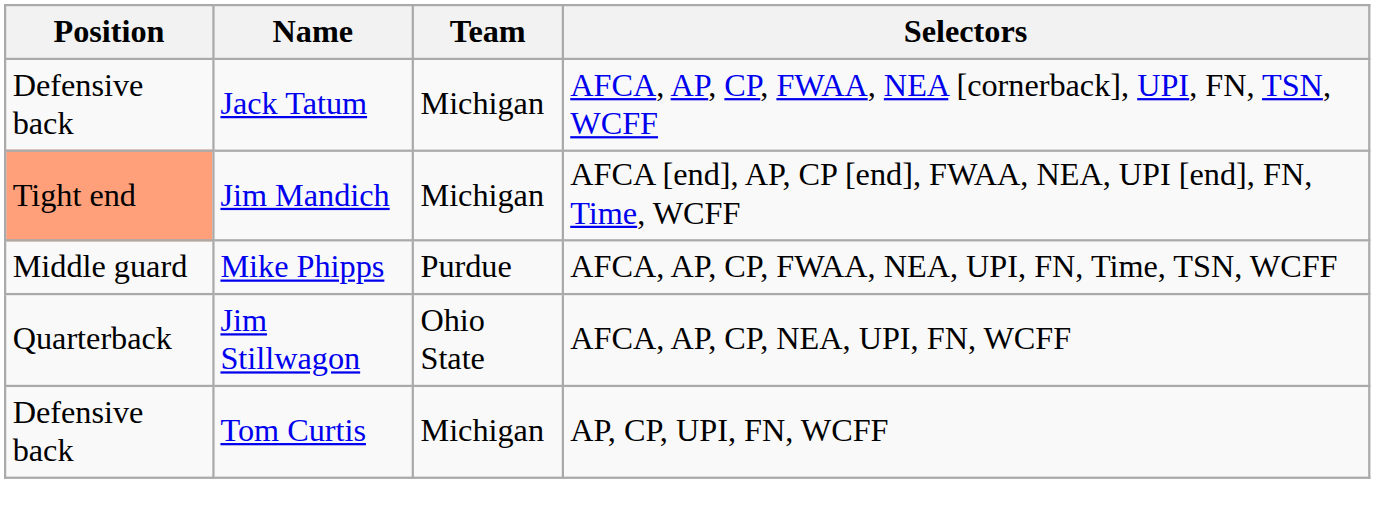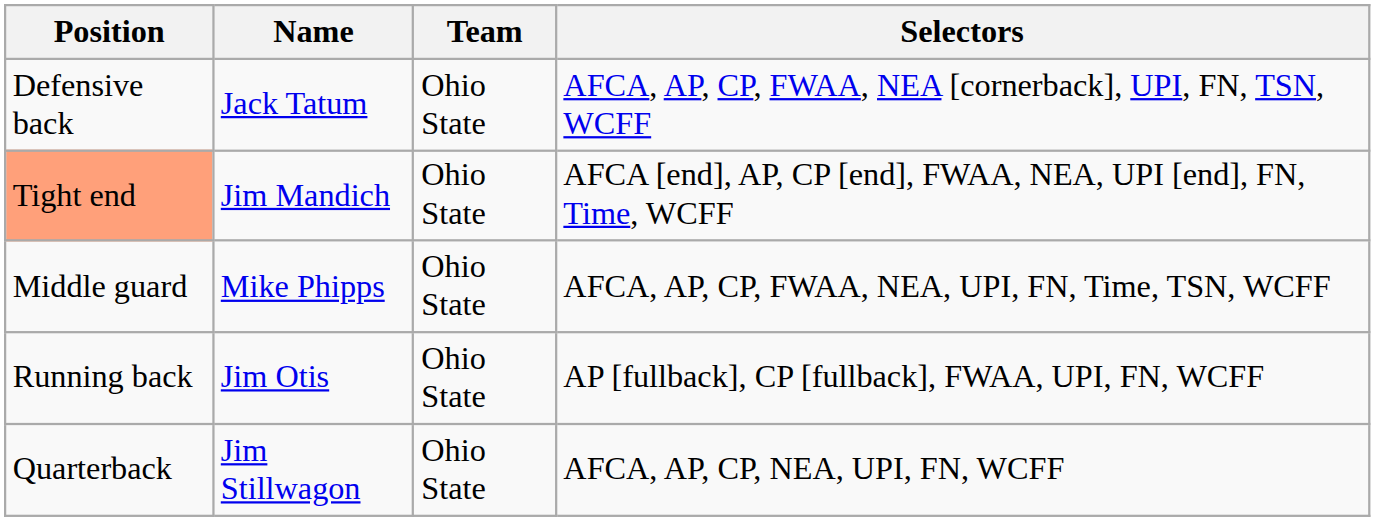(482, 103) Michigan -> (454, 103) Ohio State
(482, 195) Michigan -> (454, 195) Ohio State
(466, 267) Purdue -> (454, 286) Ohio State
+ row: (275, 377)
- row: (293, 430)
